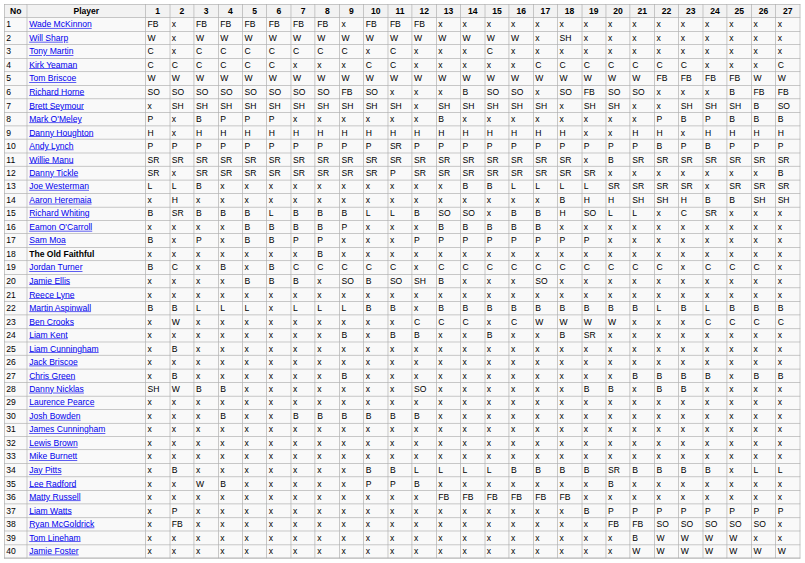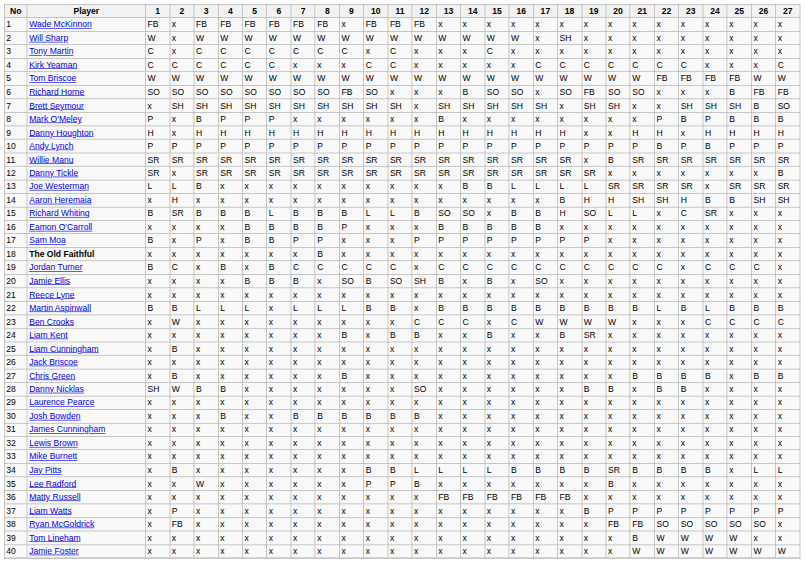(396, 146) SR -> (393, 146) P
(393, 173) P -> (396, 173) SR
(489, 281) x -> (490, 281) B
(223, 483) B -> (222, 483) x
